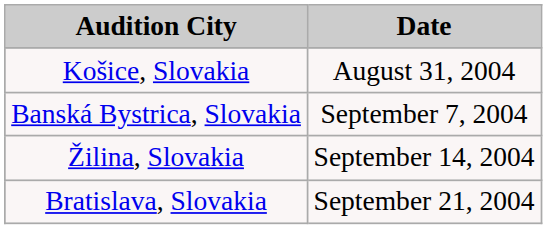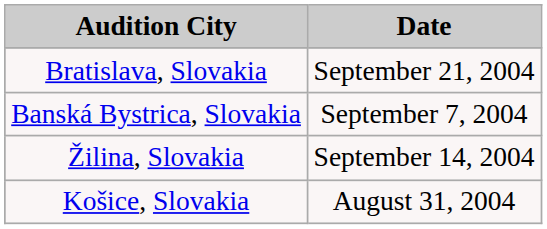rows swapped: (156, 69) <-> (156, 200)
